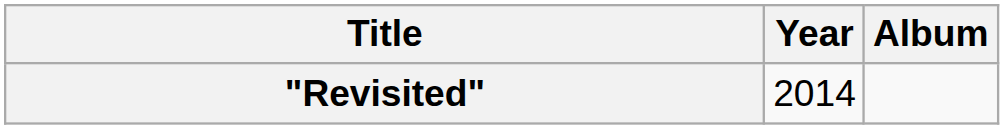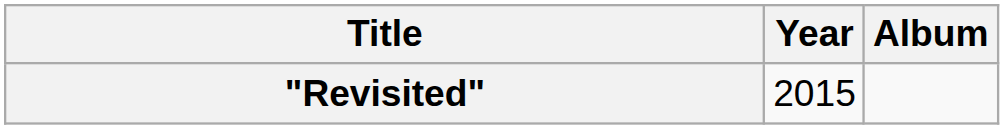(815, 92) 2014 -> (815, 92) 2015
